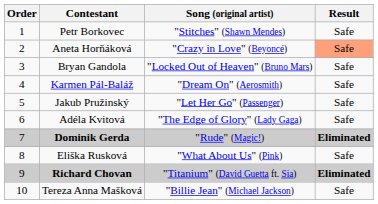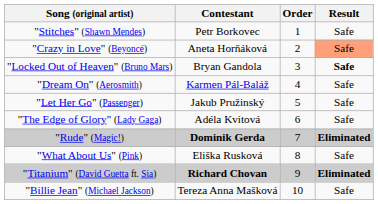columns swapped: (22, 13) <-> (230, 13)
(344, 66) normal -> (344, 66) bold
